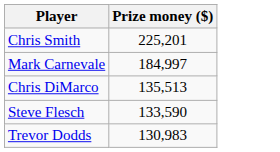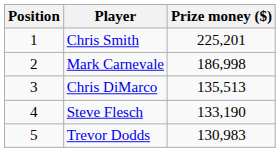+ column: (34, 16)
(163, 64) 184,997 -> (221, 64) 186,998
(163, 111) 133,590 -> (221, 111) 133,190
